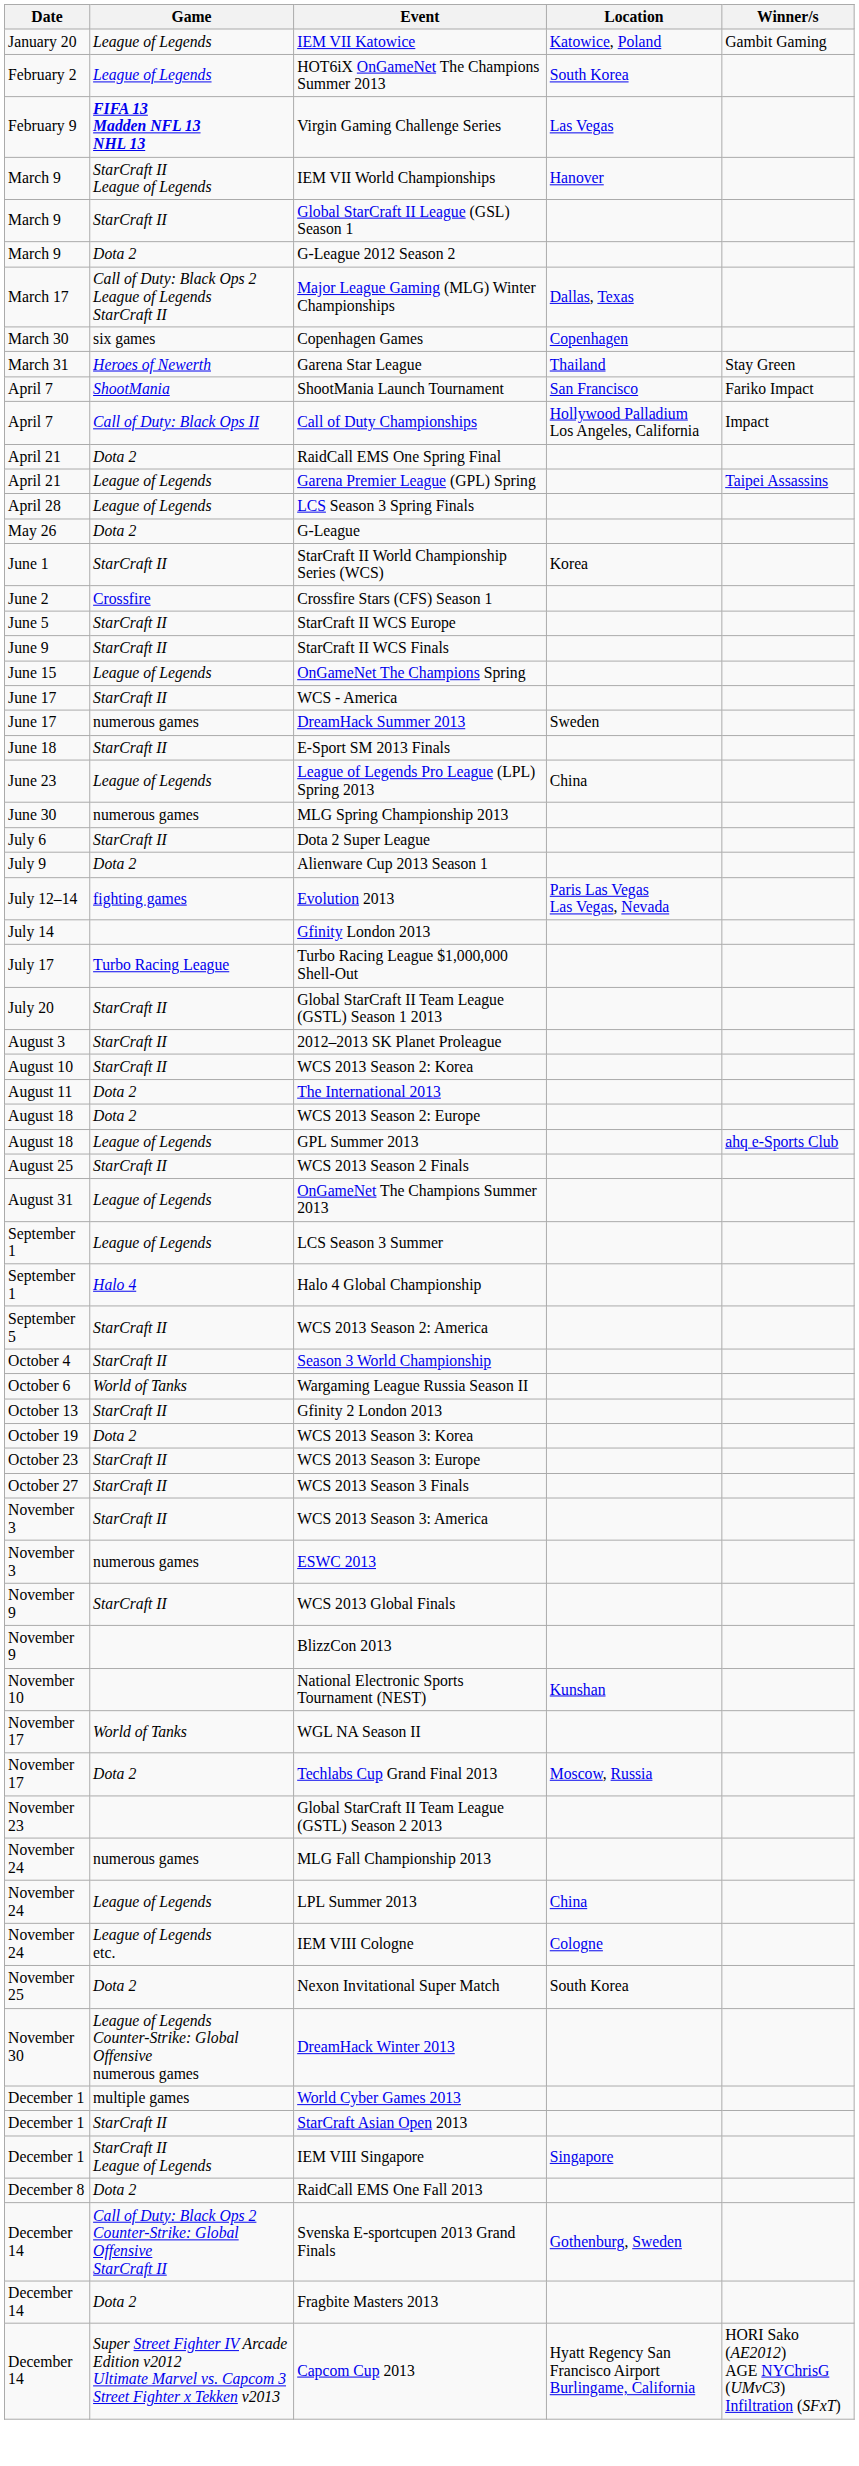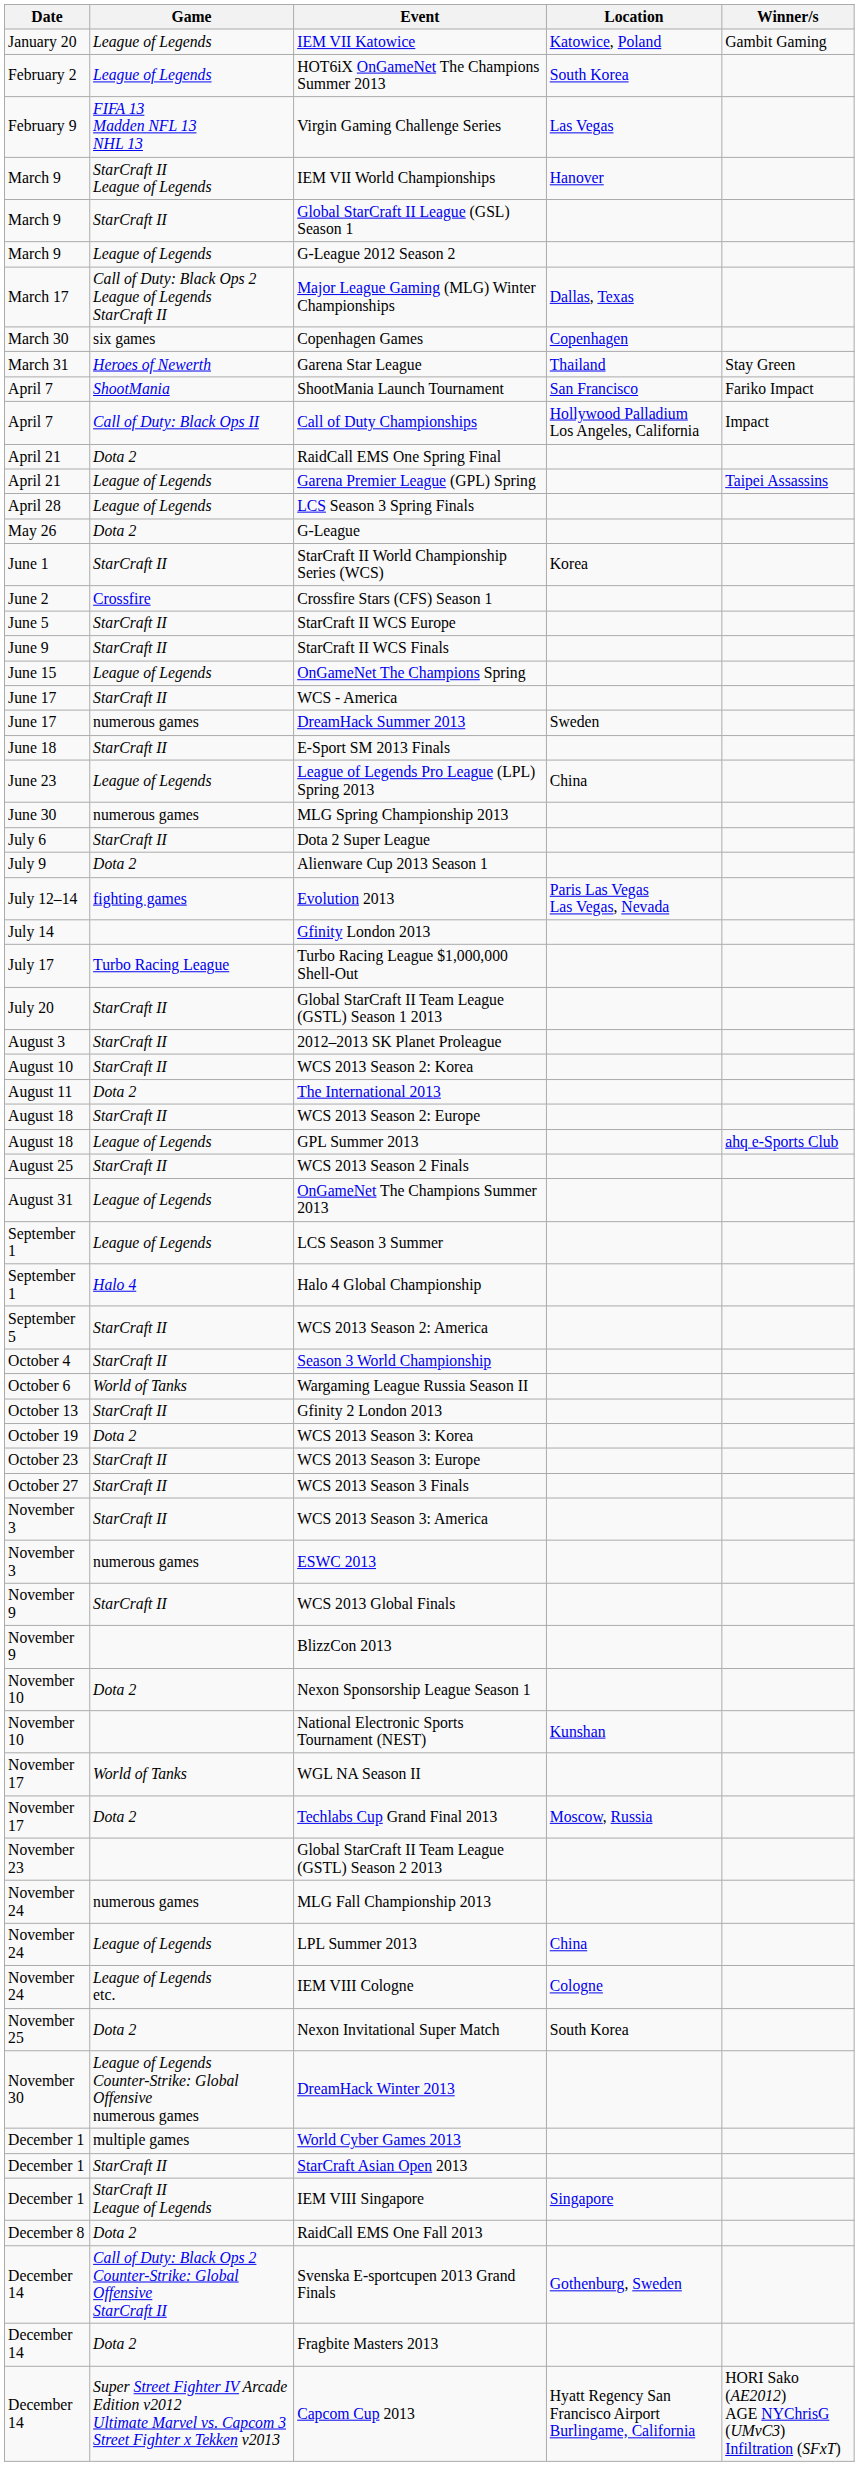(147, 126) bold -> (145, 126) normal
(115, 254) Dota 2 -> (152, 254) League of Legends
(115, 1116) Dota 2 -> (130, 1116) StarCraft II
+ row: (414, 1689)
